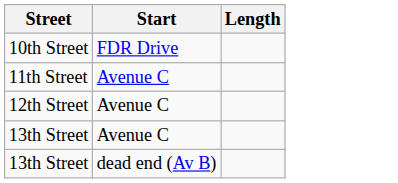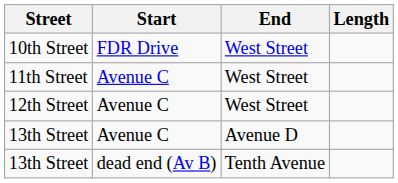+ column: (275, 18)
